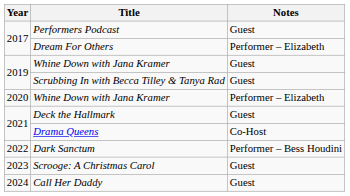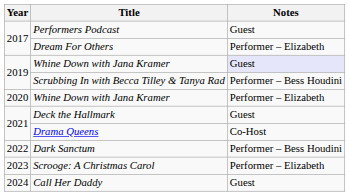(242, 64) no background -> (242, 64) lavender background
(242, 81) Guest -> (286, 81) Performer – Bess Houdini
(242, 166) Guest -> (277, 166) Performer – Elizabeth
